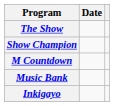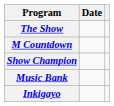rows swapped: (42, 45) <-> (42, 61)
